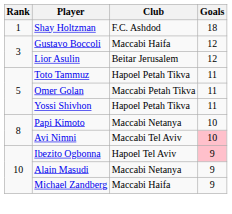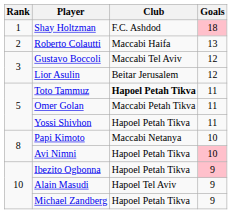(212, 28) no background -> (212, 28) pink background
+ row: (68, 43)
(141, 43) Maccabi Haifa -> (147, 59) Maccabi Tel Aviv
(151, 75) normal -> (154, 91) bold
(147, 138) Maccabi Tel Aviv -> (151, 153) Hapoel Petah Tikva
(144, 153) Hapoel Tel Aviv -> (151, 169) Hapoel Petah Tikva
(147, 169) Maccabi Netanya -> (144, 185) Hapoel Tel Aviv
(141, 185) Maccabi Haifa -> (151, 201) Hapoel Petah Tikva
